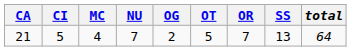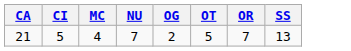- column: (324, 15)
